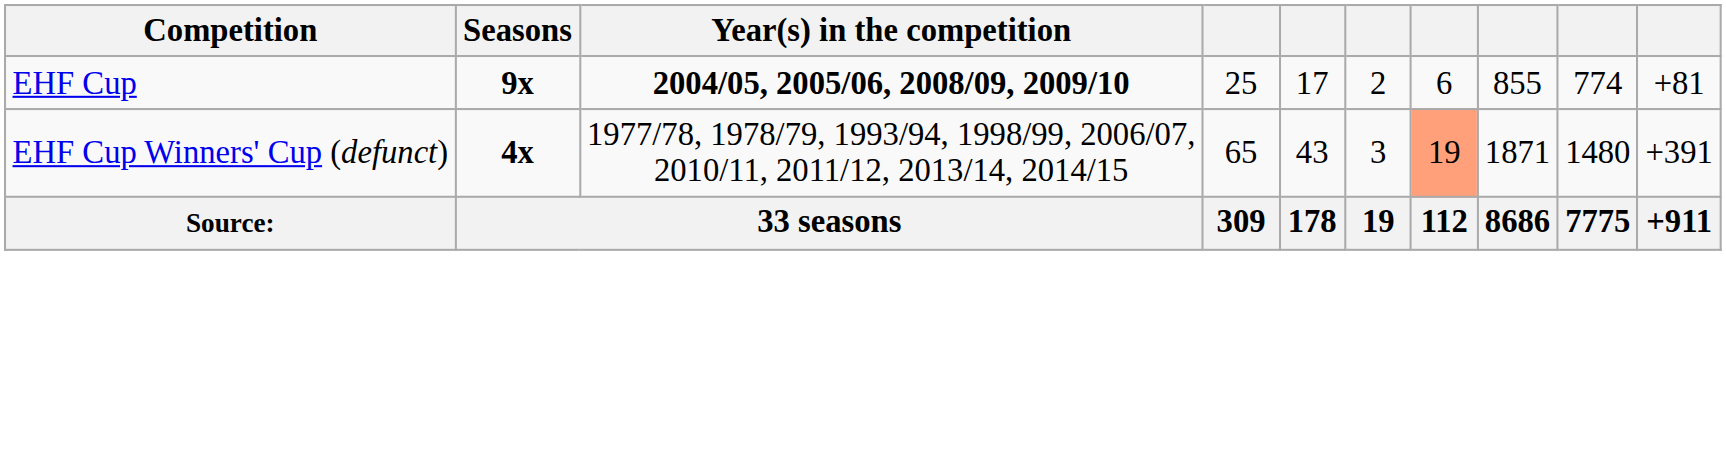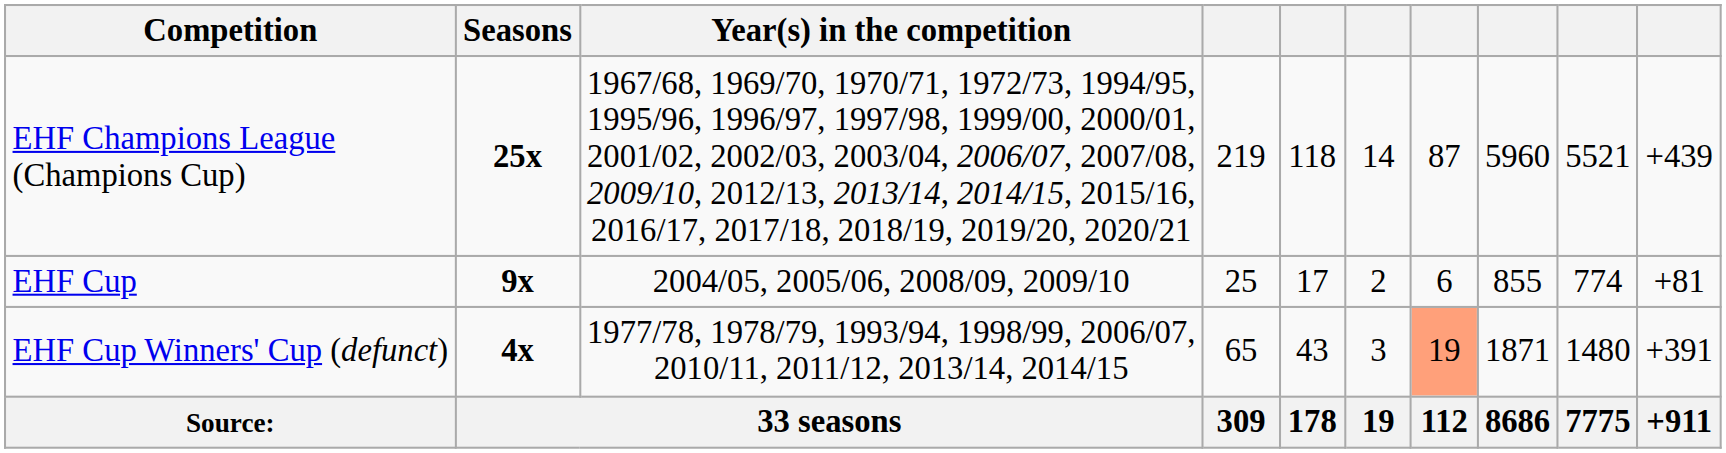+ row: (174, 155)
(891, 82) bold -> (891, 280) normal
